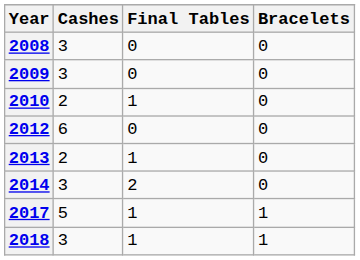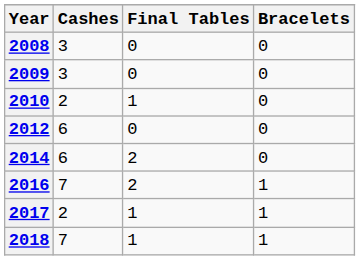- row: (29, 157)
(63, 185) 3 -> (63, 157) 6
+ row: (29, 185)
(63, 213) 5 -> (63, 213) 2
(63, 241) 3 -> (63, 241) 7
